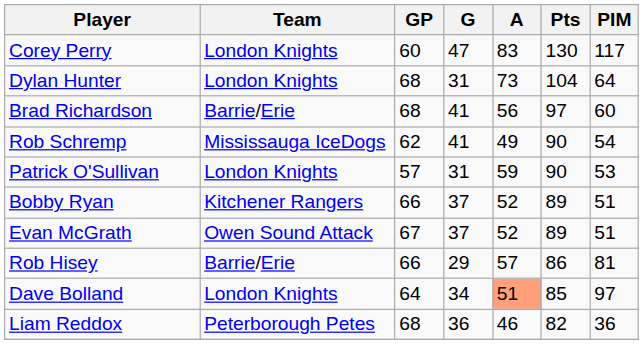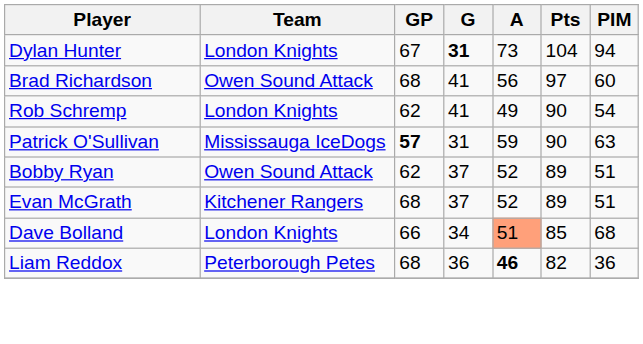- row: (60, 50)
(410, 80) 68 -> (410, 50) 67
(459, 80) normal -> (459, 50) bold
(605, 80) 64 -> (605, 50) 94
(250, 111) Barrie/Erie -> (288, 80) Owen Sound Attack
(295, 141) Mississauga IceDogs -> (271, 111) London Knights
(271, 171) London Knights -> (295, 141) Mississauga IceDogs
(410, 171) normal -> (410, 141) bold
(605, 171) 53 -> (605, 141) 63
(284, 202) Kitchener Rangers -> (288, 171) Owen Sound Attack
(410, 202) 66 -> (410, 171) 62
(288, 232) Owen Sound Attack -> (284, 202) Kitchener Rangers
(410, 232) 67 -> (410, 202) 68
- row: (53, 263)
(410, 293) 64 -> (410, 232) 66
(605, 293) 97 -> (605, 232) 68
(508, 324) normal -> (508, 263) bold
